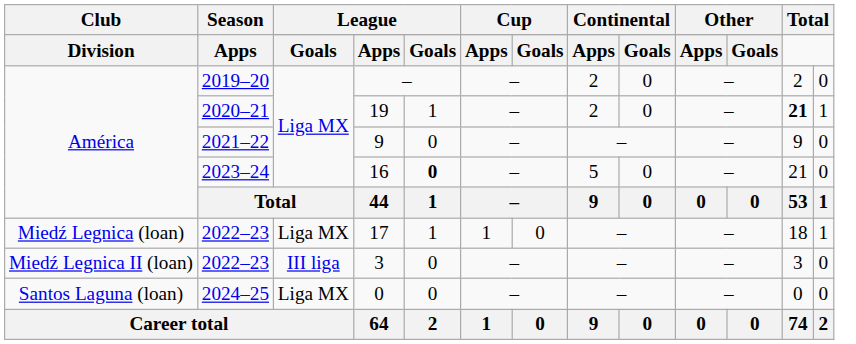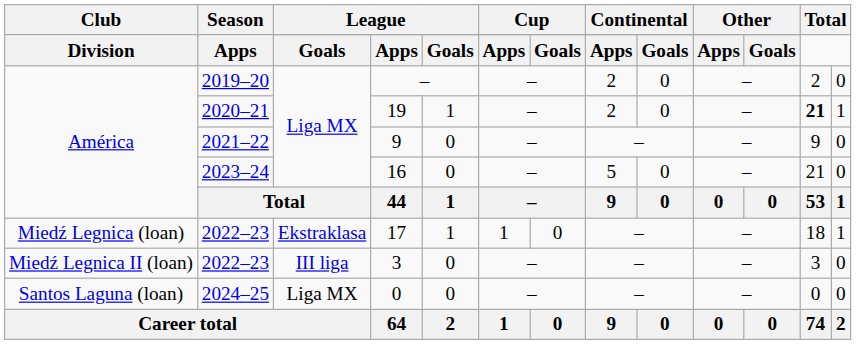(433, 171) bold -> (450, 171) normal
(313, 232) Liga MX -> (322, 232) Ekstraklasa
